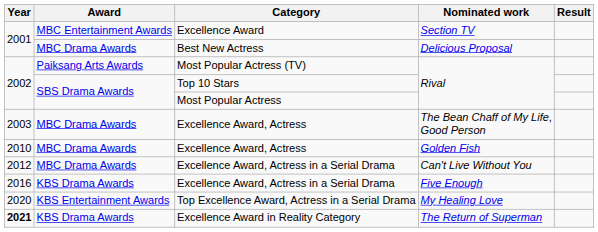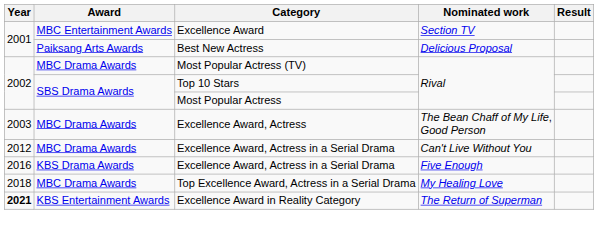(86, 48) MBC Drama Awards -> (90, 48) Paiksang Arts Awards
(90, 65) Paiksang Arts Awards -> (86, 65) MBC Drama Awards
- row: (242, 148)
(19, 200) 2020 -> (19, 183) 2018
(103, 200) KBS Entertainment Awards -> (86, 183) MBC Drama Awards
(85, 218) KBS Drama Awards -> (103, 200) KBS Entertainment Awards
